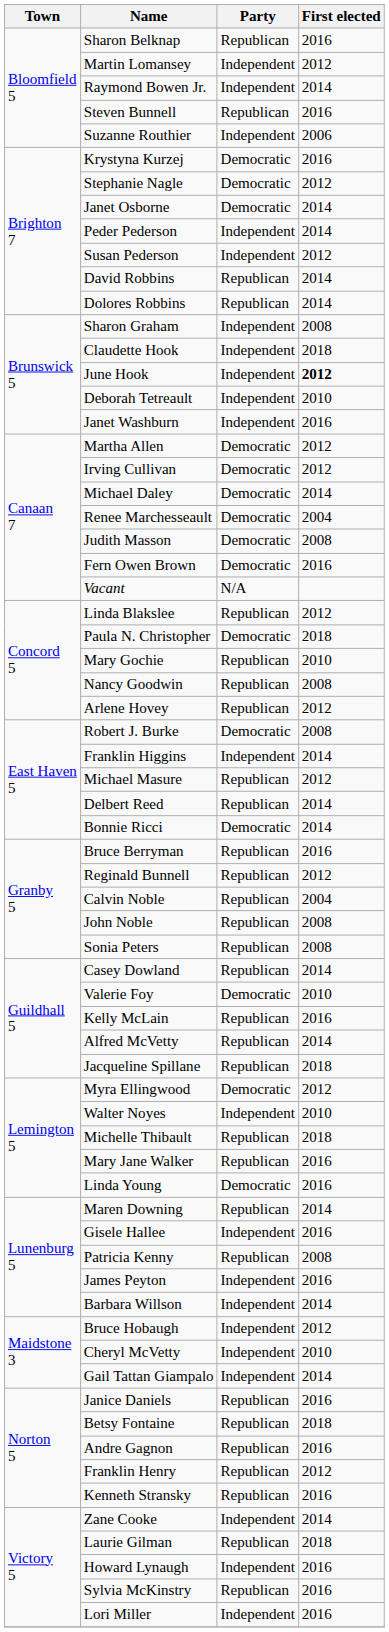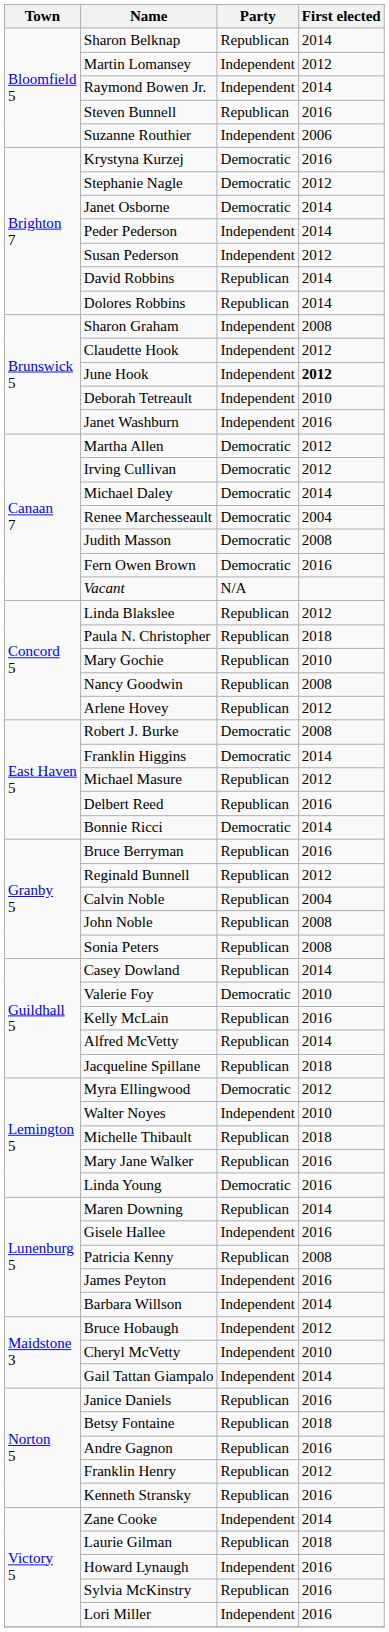(317, 40) 2016 -> (317, 40) 2014
(317, 350) 2018 -> (317, 350) 2012
(256, 636) Democratic -> (255, 636) Republican
(258, 755) Independent -> (256, 755) Democratic
(317, 803) 2014 -> (317, 803) 2016
